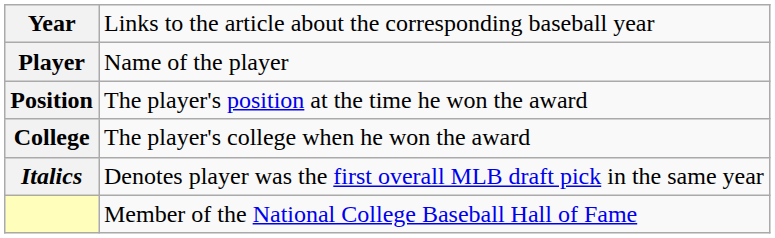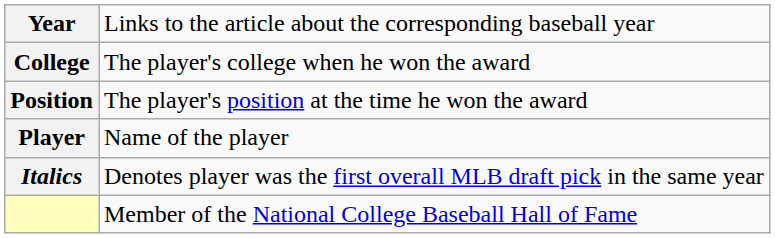rows swapped: (52, 61) <-> (52, 137)
